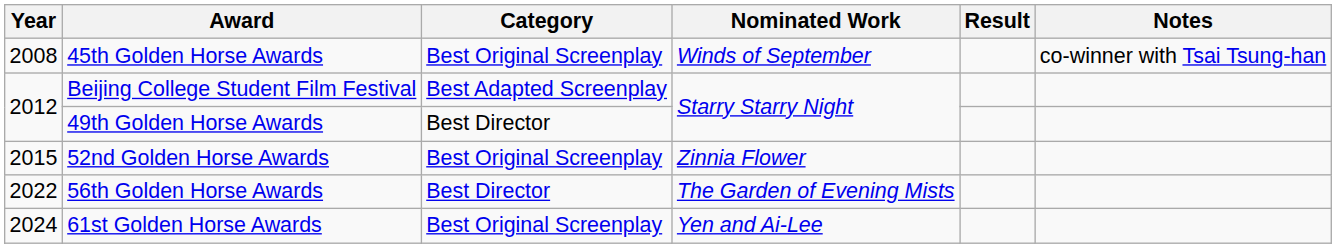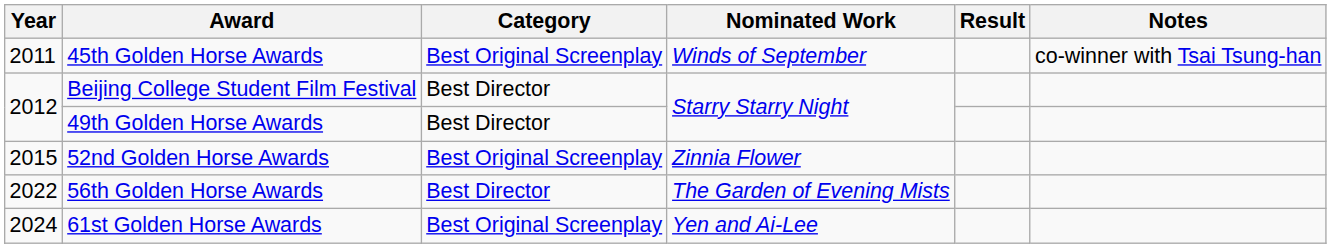(33, 55) 2008 -> (33, 55) 2011
(547, 89) Best Adapted Screenplay -> (488, 89) Best Director
